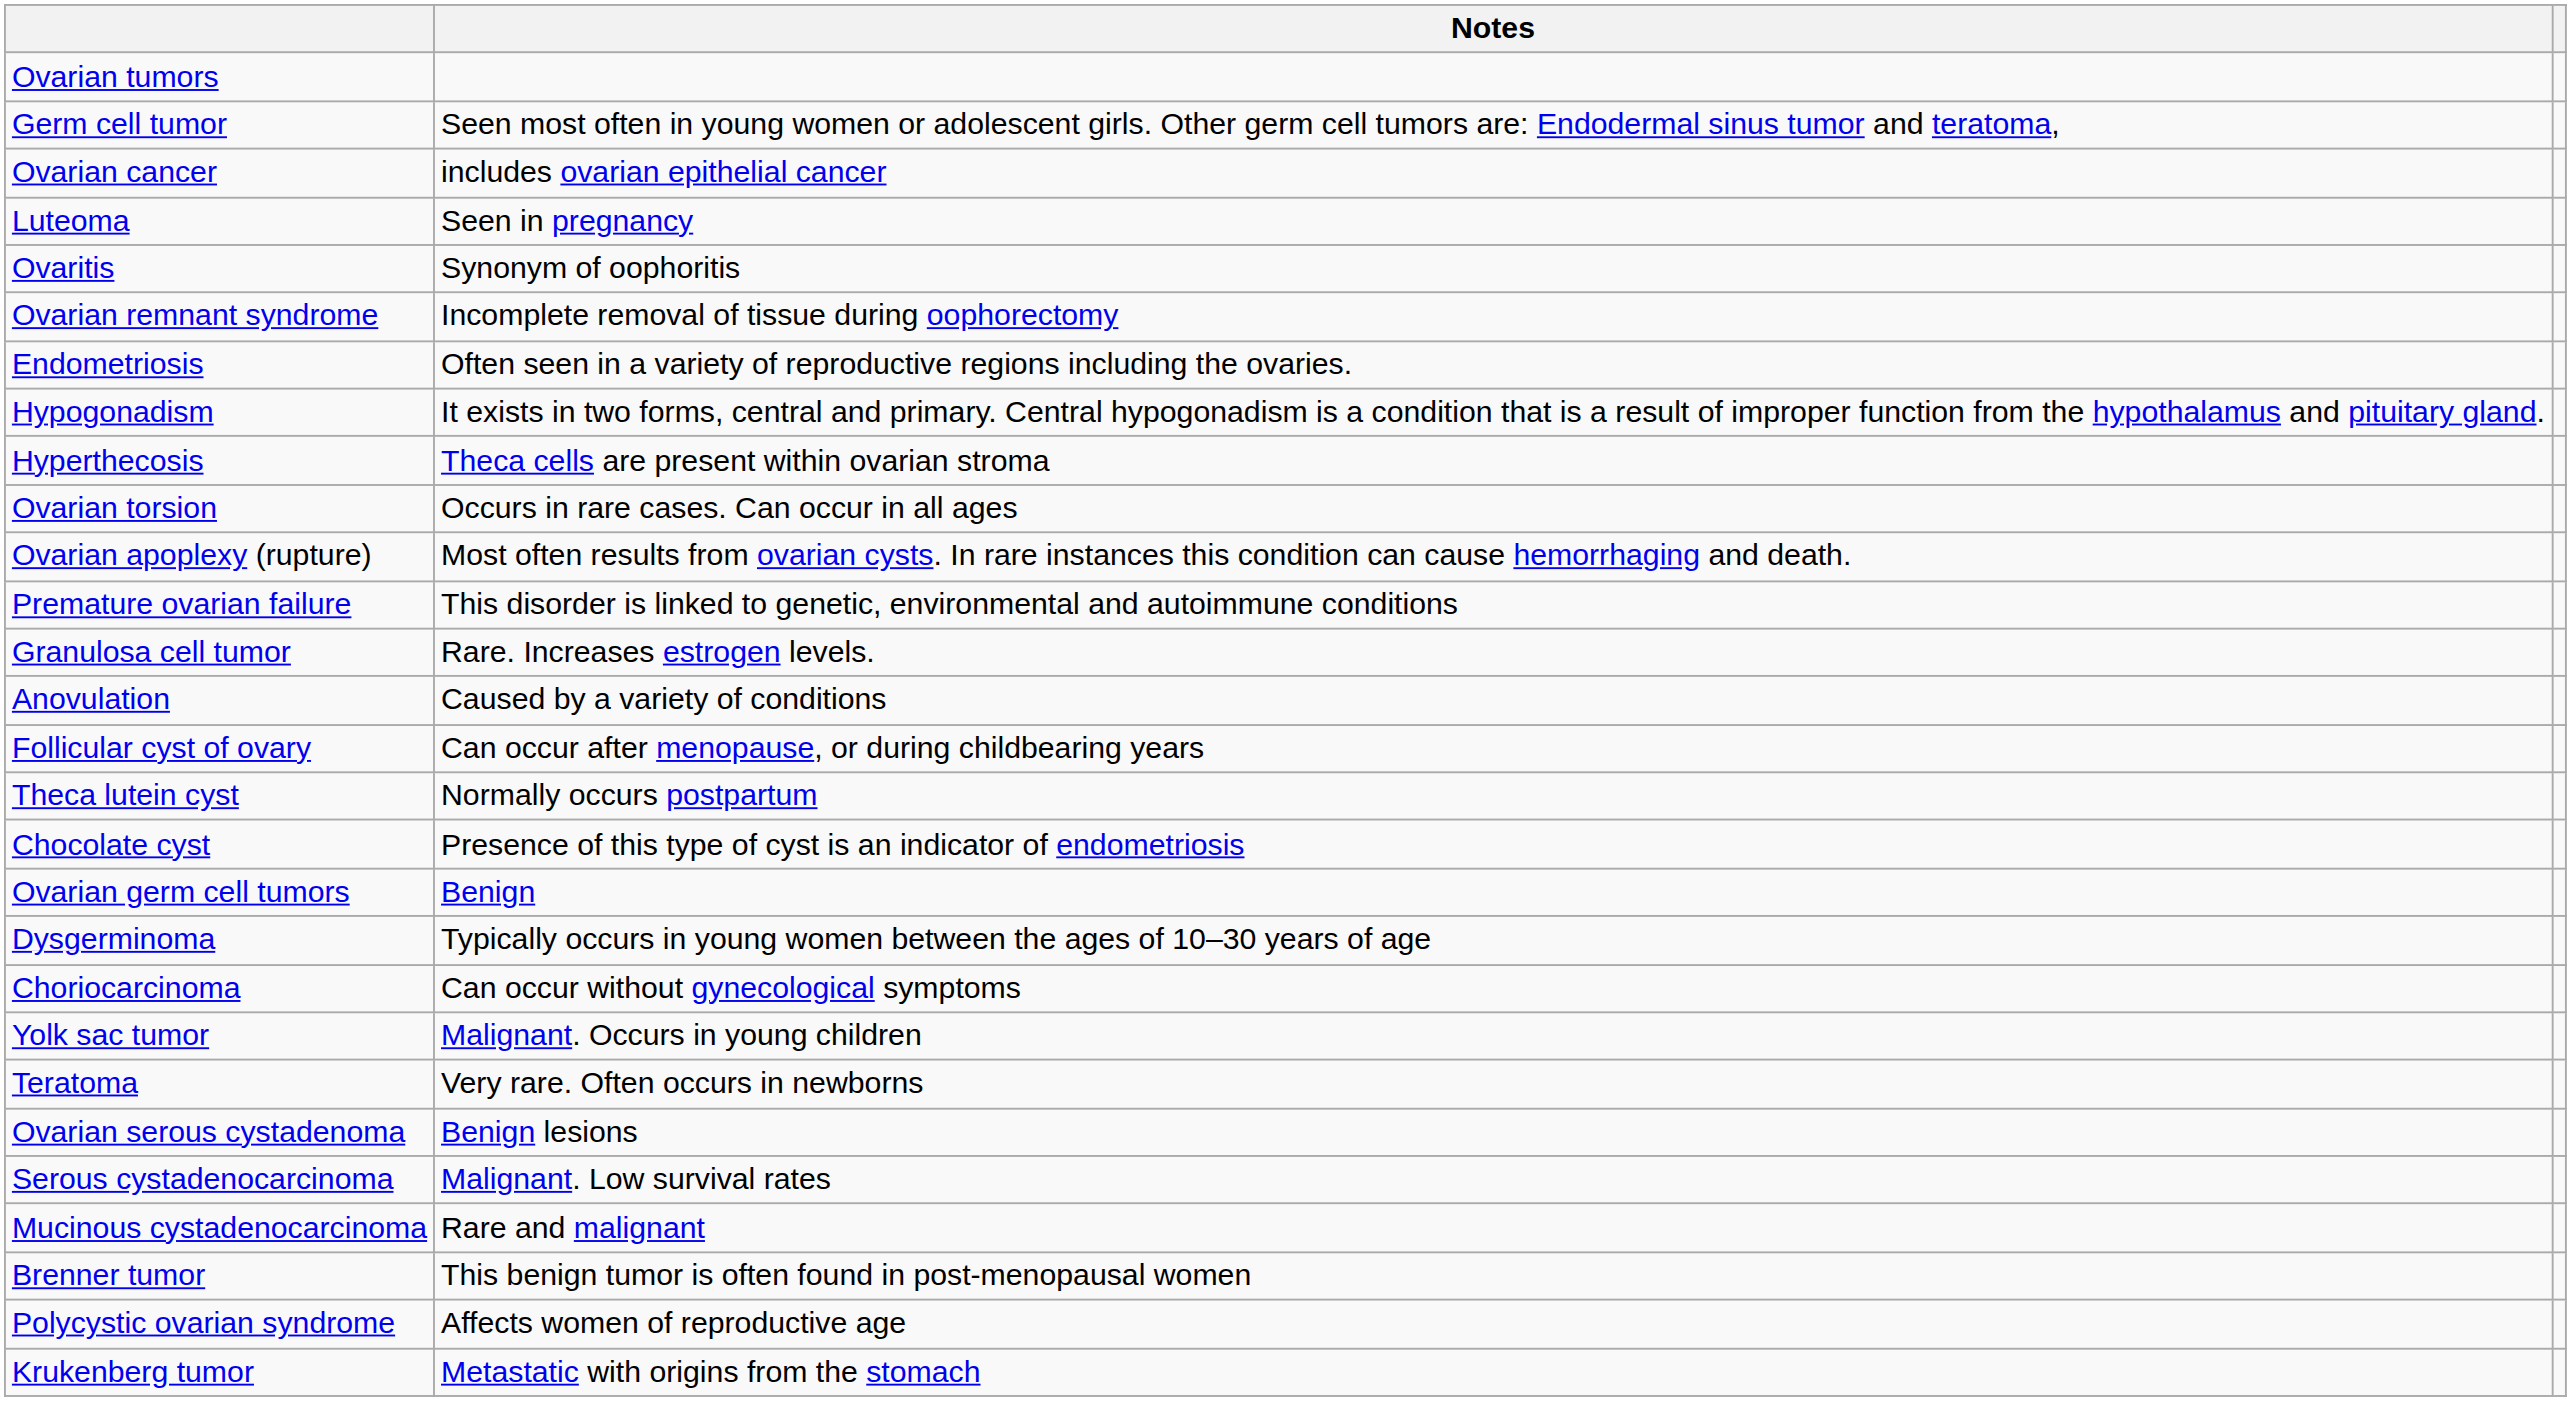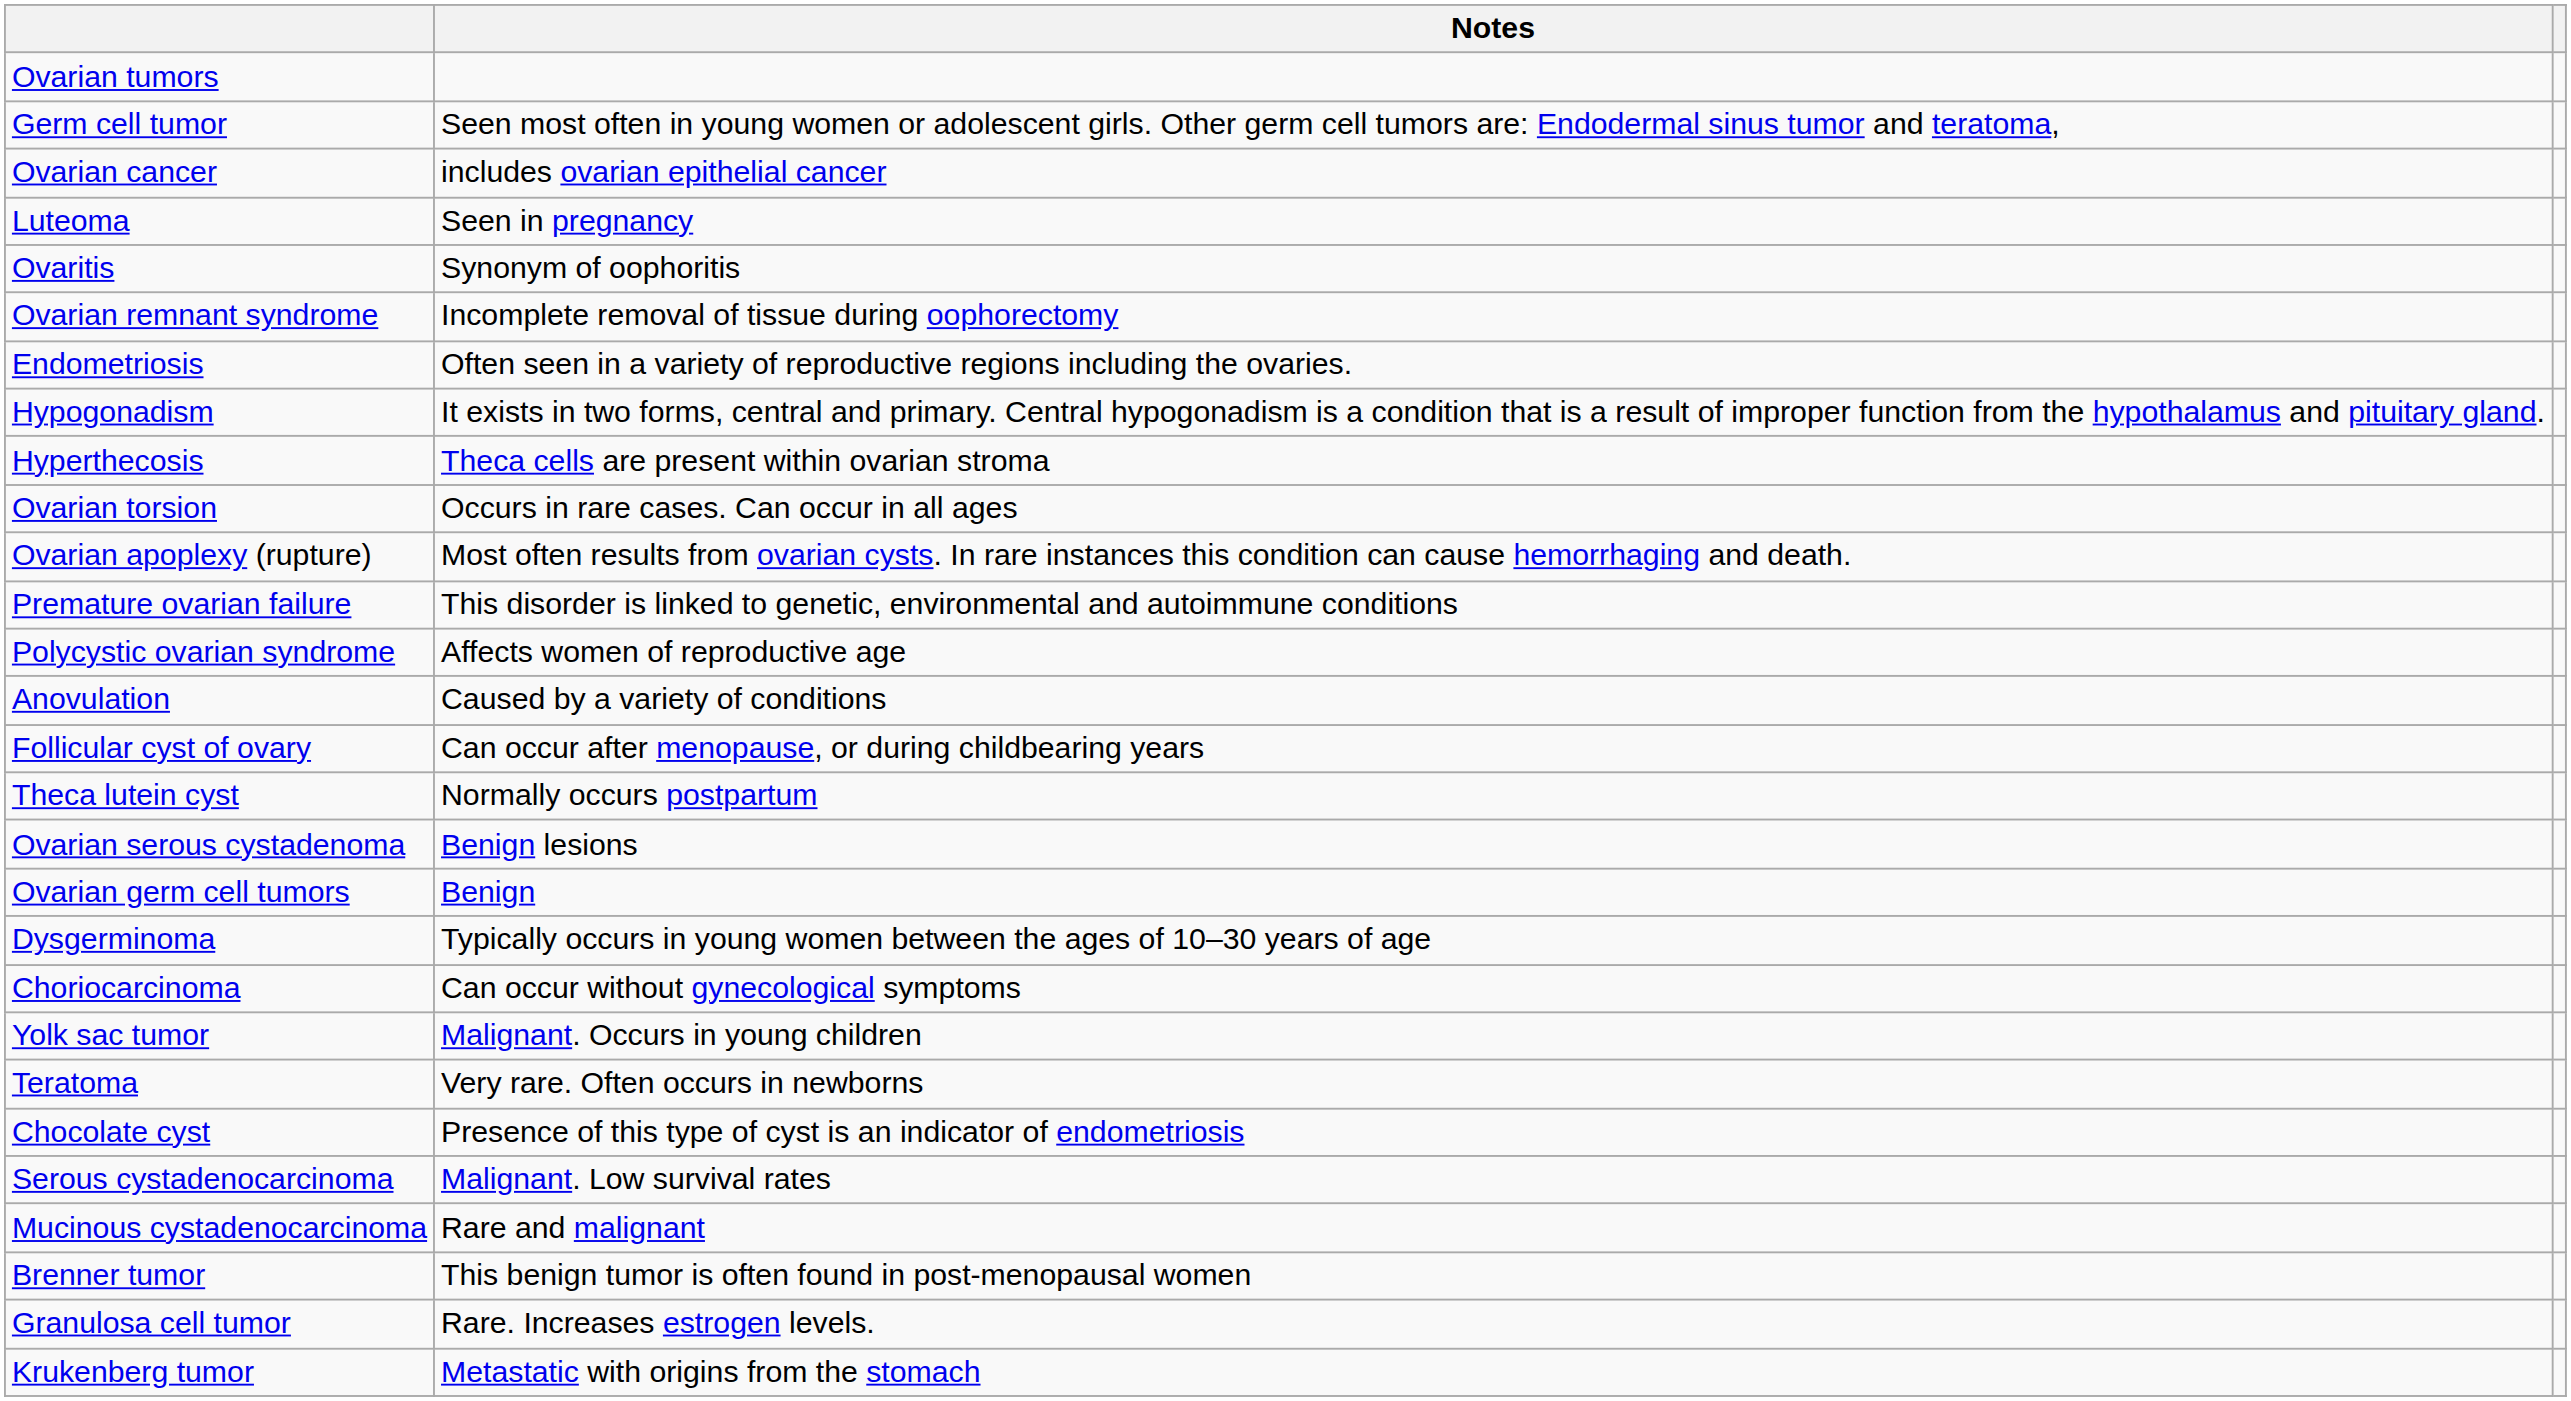rows swapped: (204, 1323) <-> (151, 651)
rows swapped: (111, 843) <-> (209, 1131)
